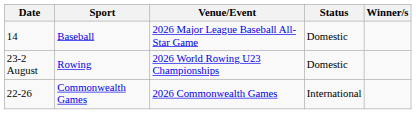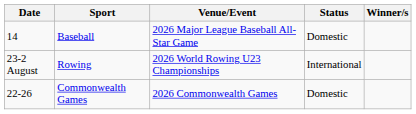(327, 65) Domestic -> (334, 65) International
(334, 94) International -> (327, 94) Domestic
